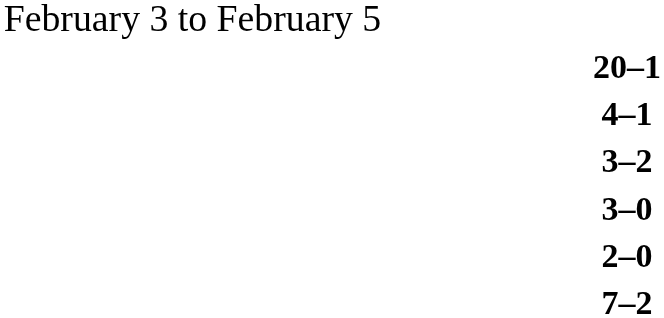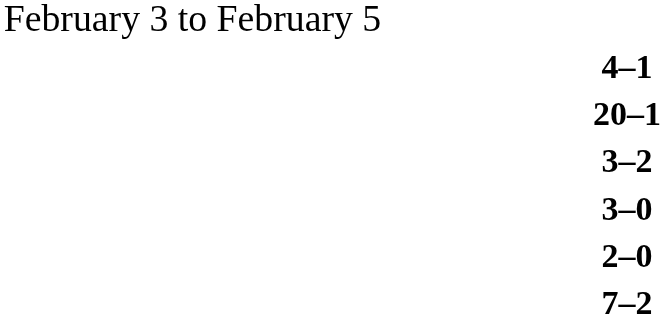rows swapped: (627, 66) <-> (627, 113)
